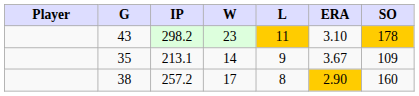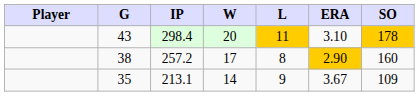(177, 36) 298.2 -> (177, 36) 298.4
(230, 36) 23 -> (230, 36) 20
rows swapped: (124, 79) <-> (124, 58)
